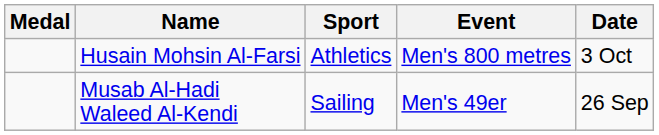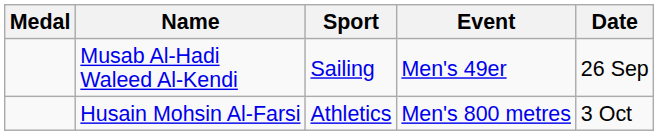rows swapped: (159, 102) <-> (190, 56)
